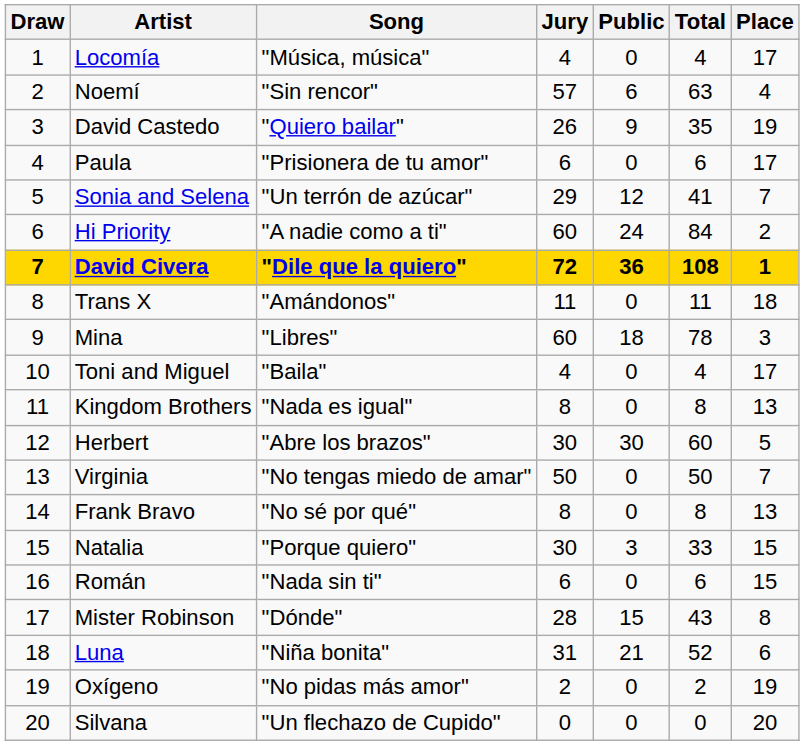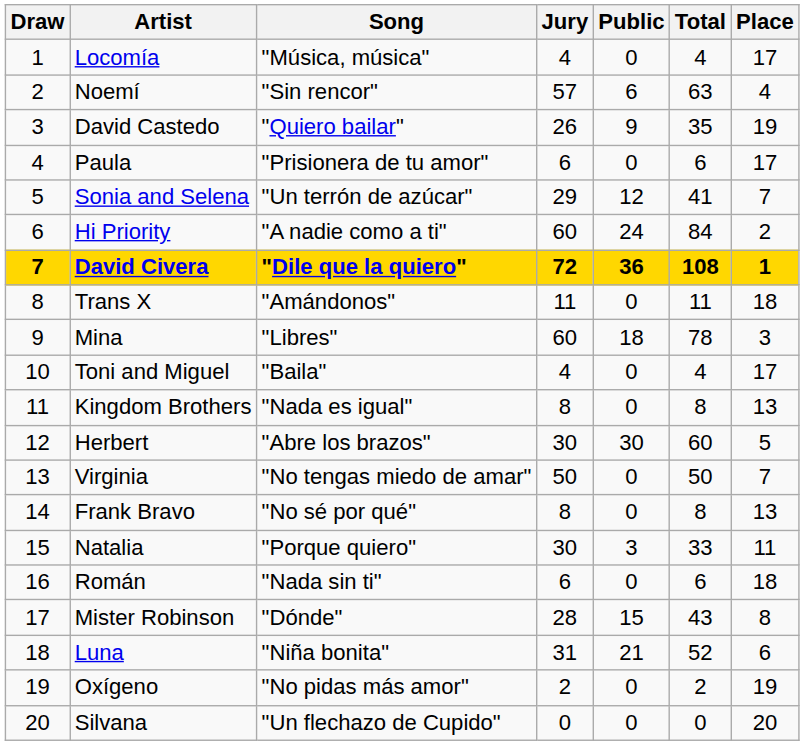(765, 547) 15 -> (765, 547) 11
(765, 582) 15 -> (765, 582) 18
